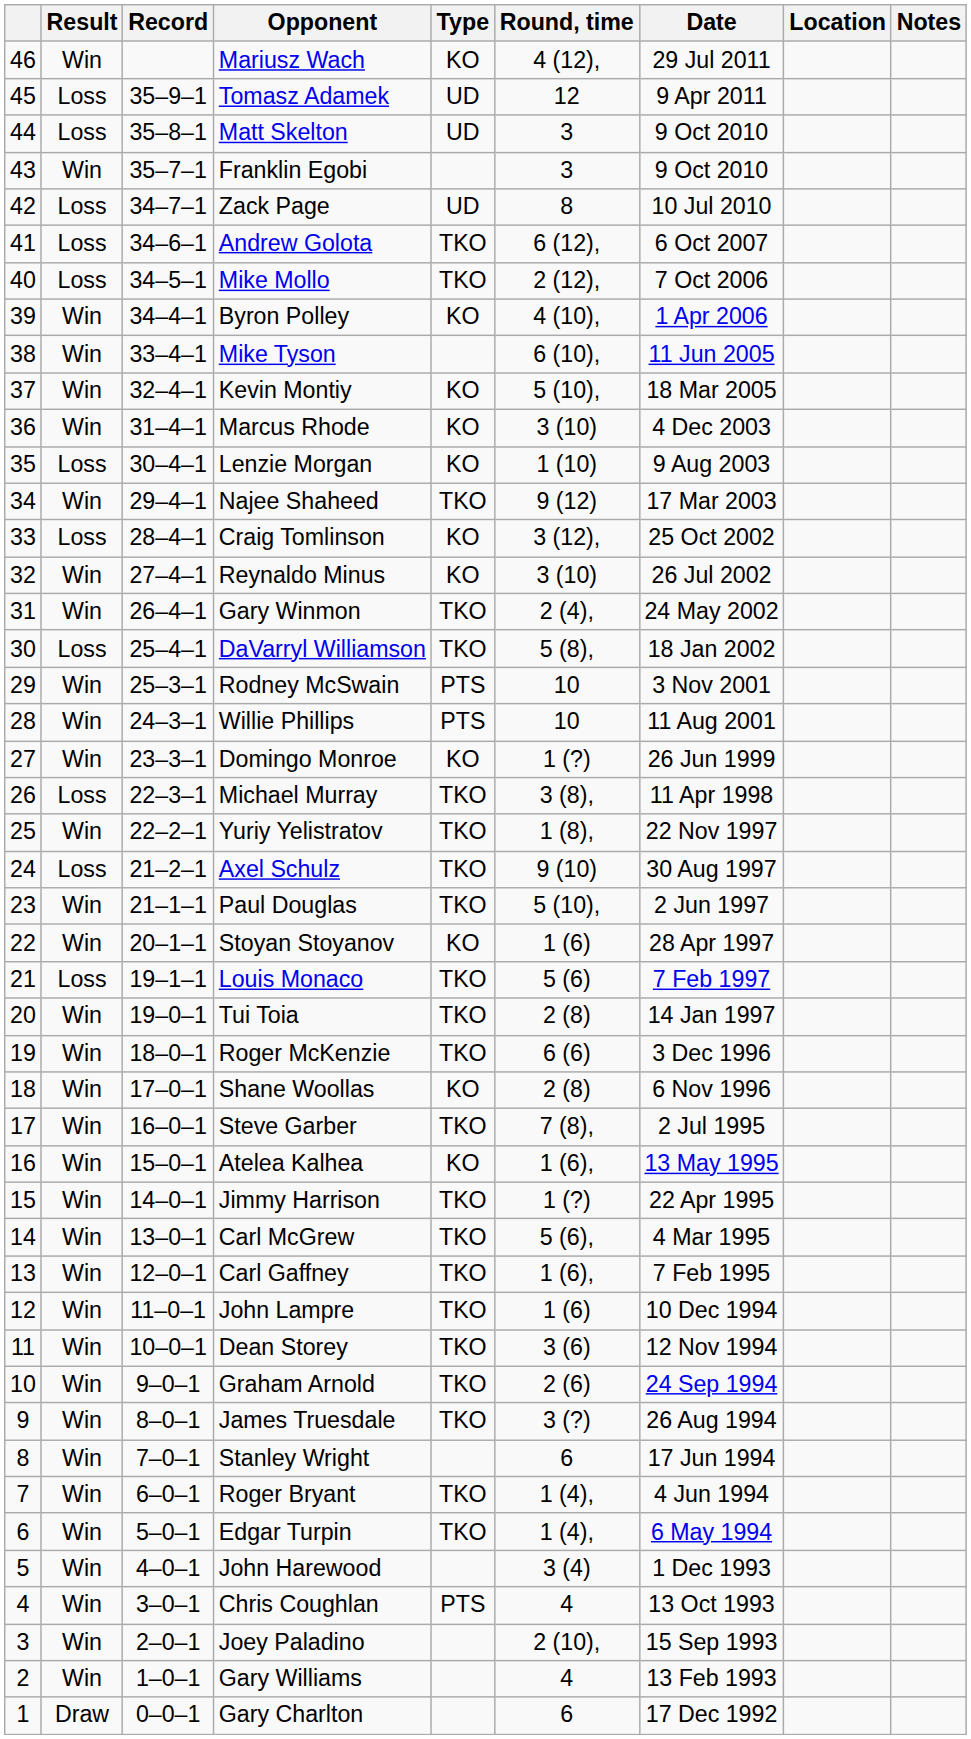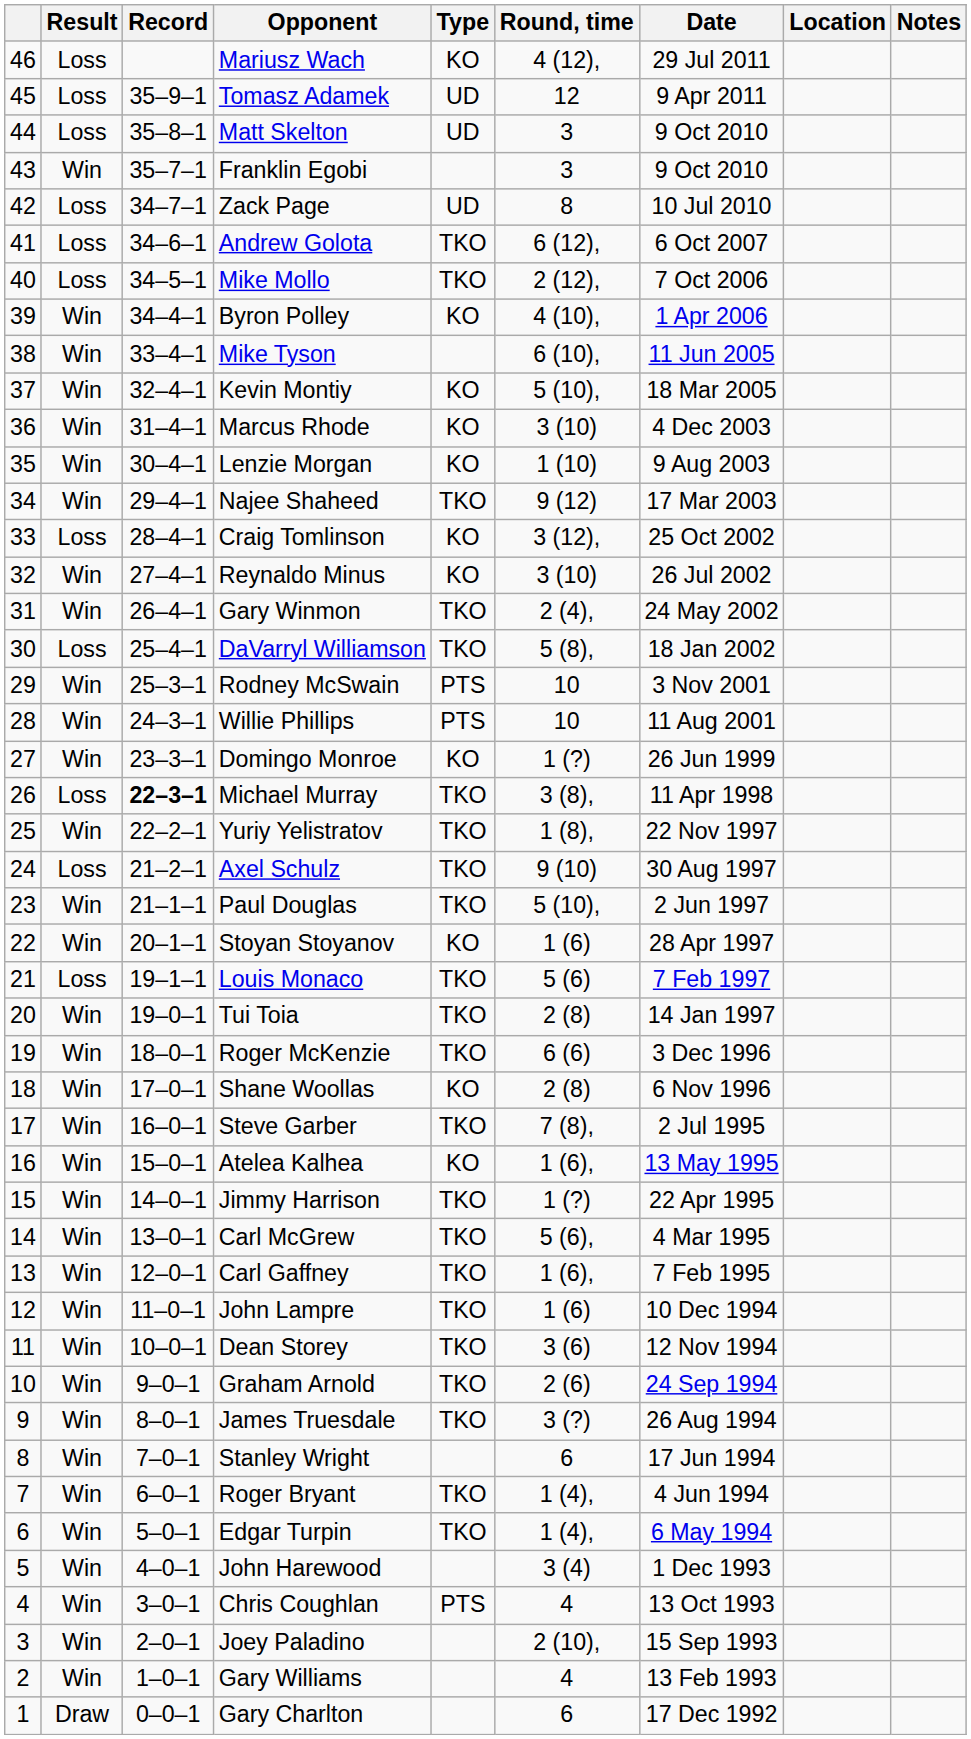(82, 59) Win -> (82, 59) Loss
(82, 464) Loss -> (82, 464) Win
(168, 795) normal -> (168, 795) bold
